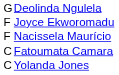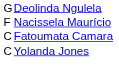- row: (64, 22)
